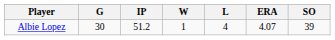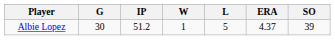(225, 27) 4 -> (225, 27) 5
(267, 27) 4.07 -> (267, 27) 4.37
